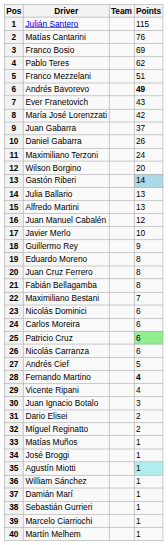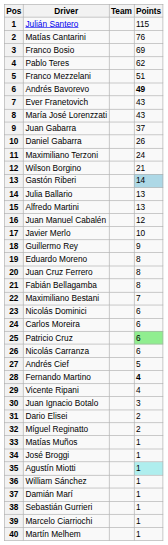(141, 115) 42 -> (141, 115) 43
(141, 167) 20 -> (141, 167) 21
